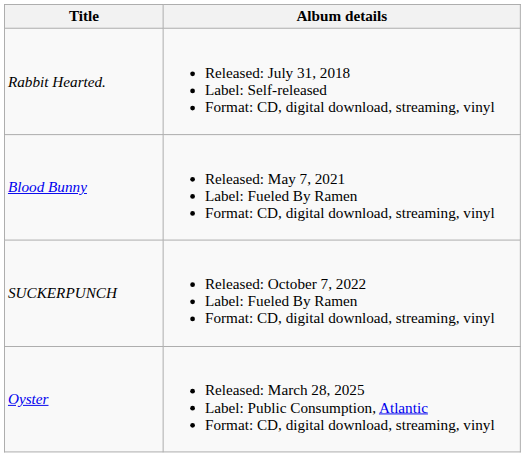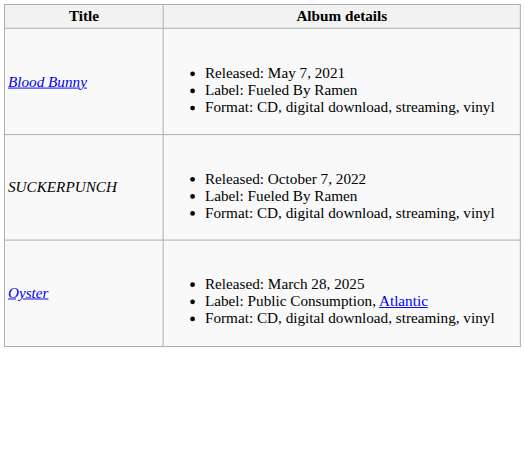- row: (57, 81)
